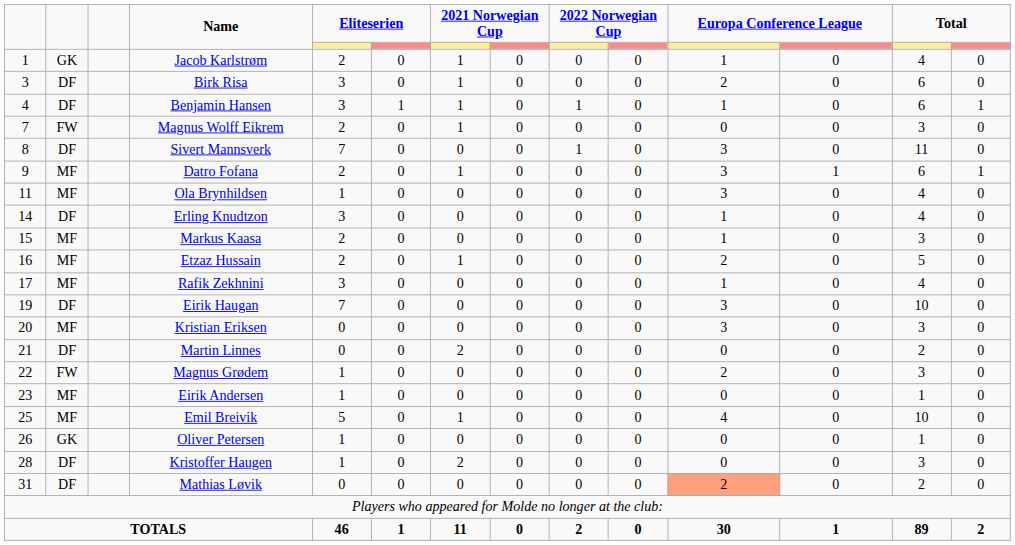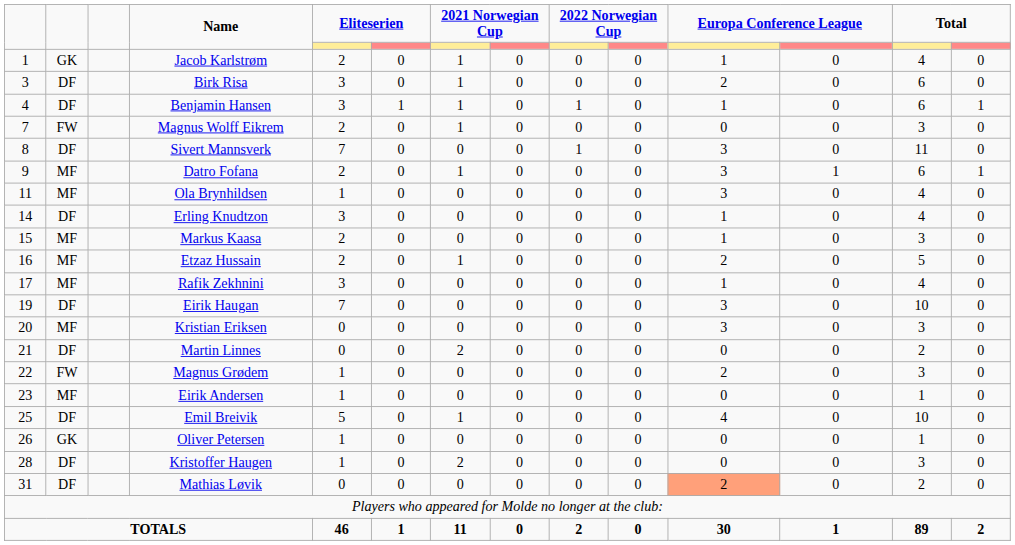(67, 417) MF -> (67, 417) DF
